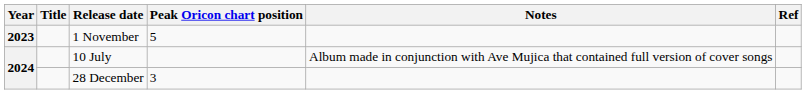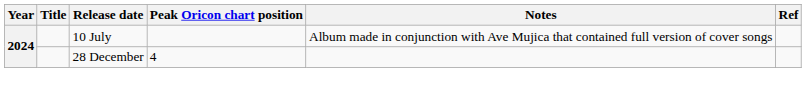- row: (106, 36)
(153, 78) 3 -> (153, 57) 4
